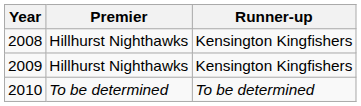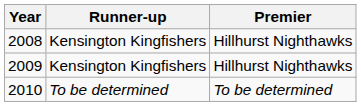columns swapped: (119, 17) <-> (274, 17)
